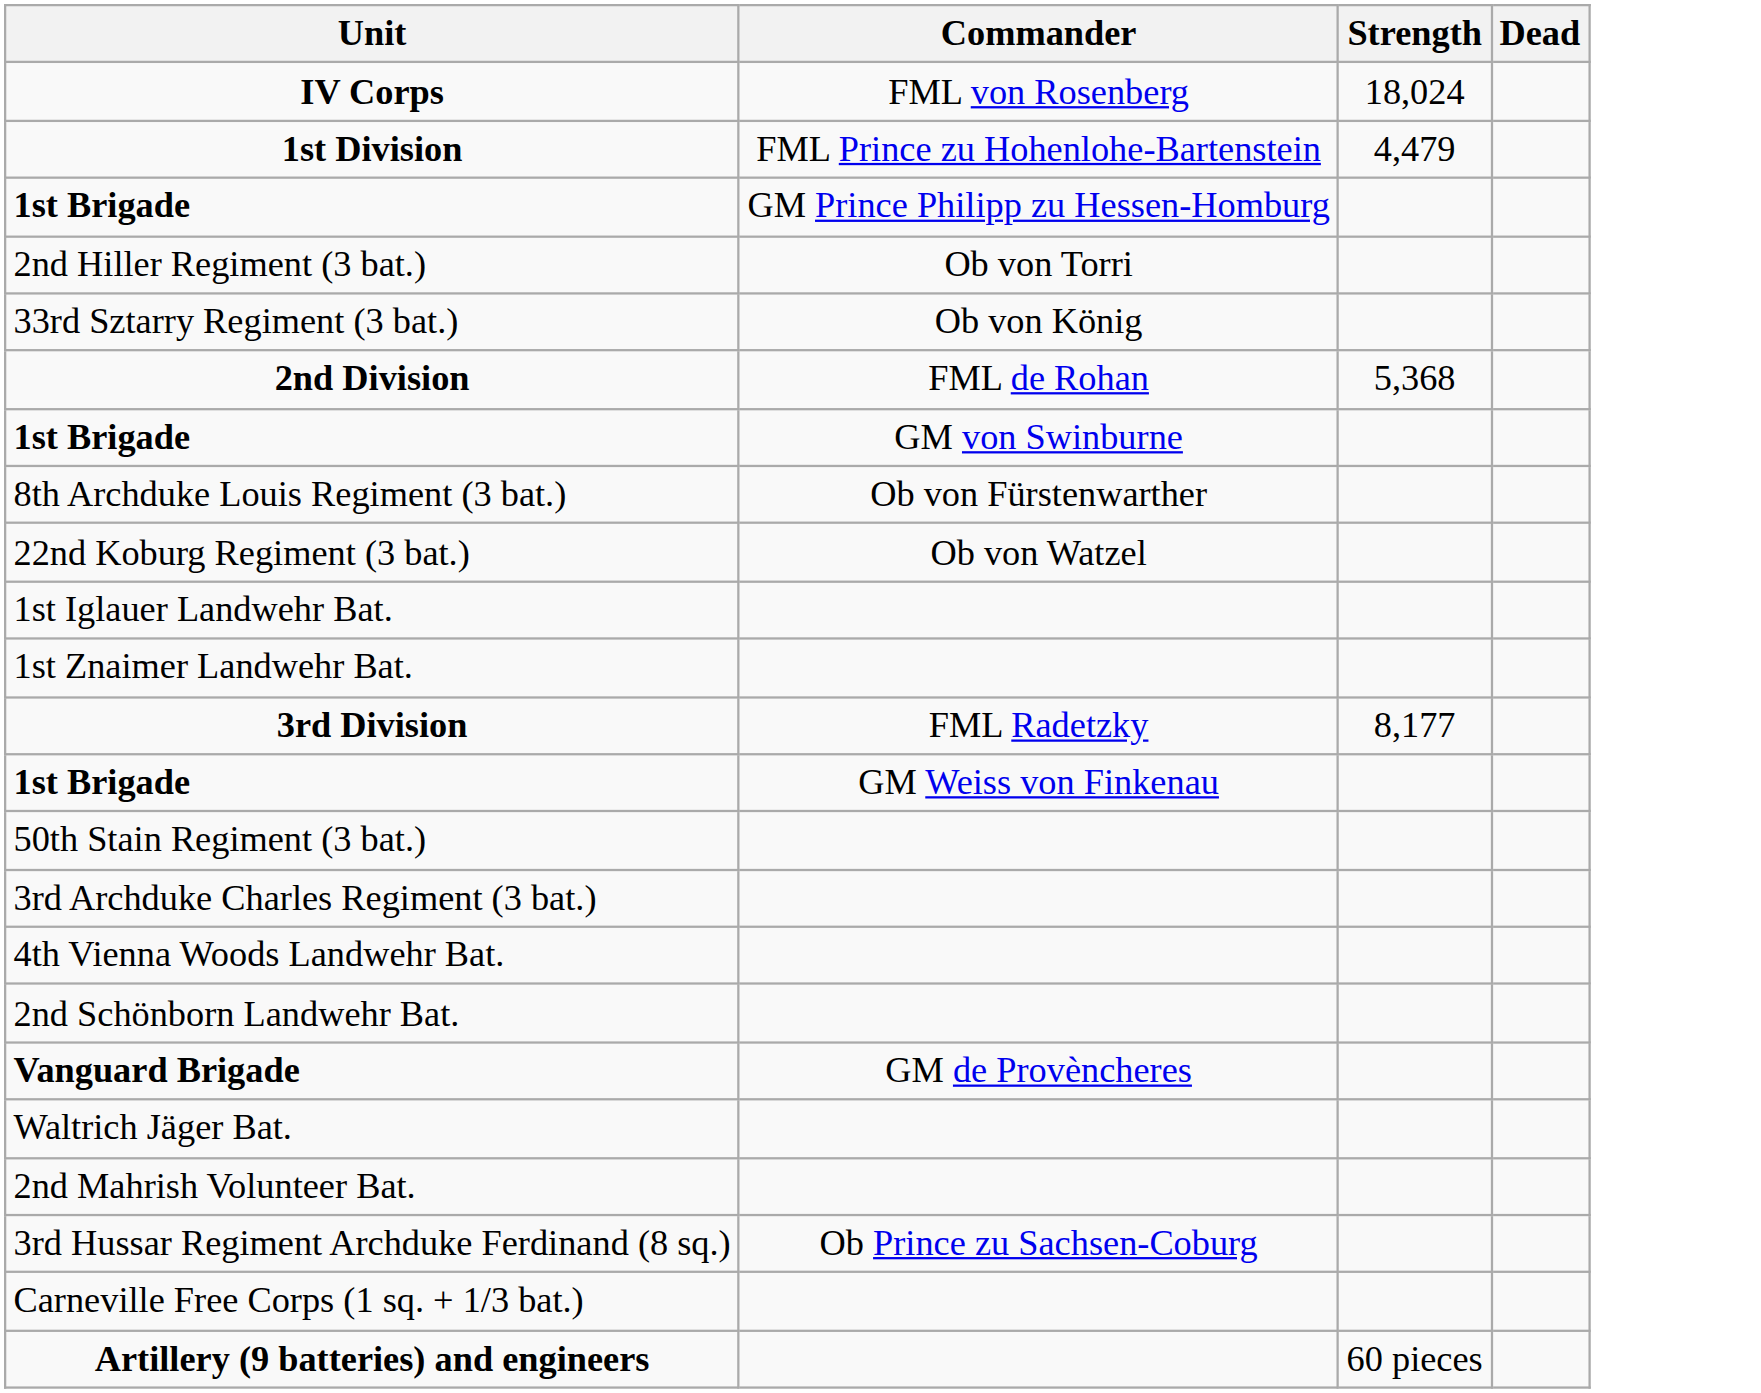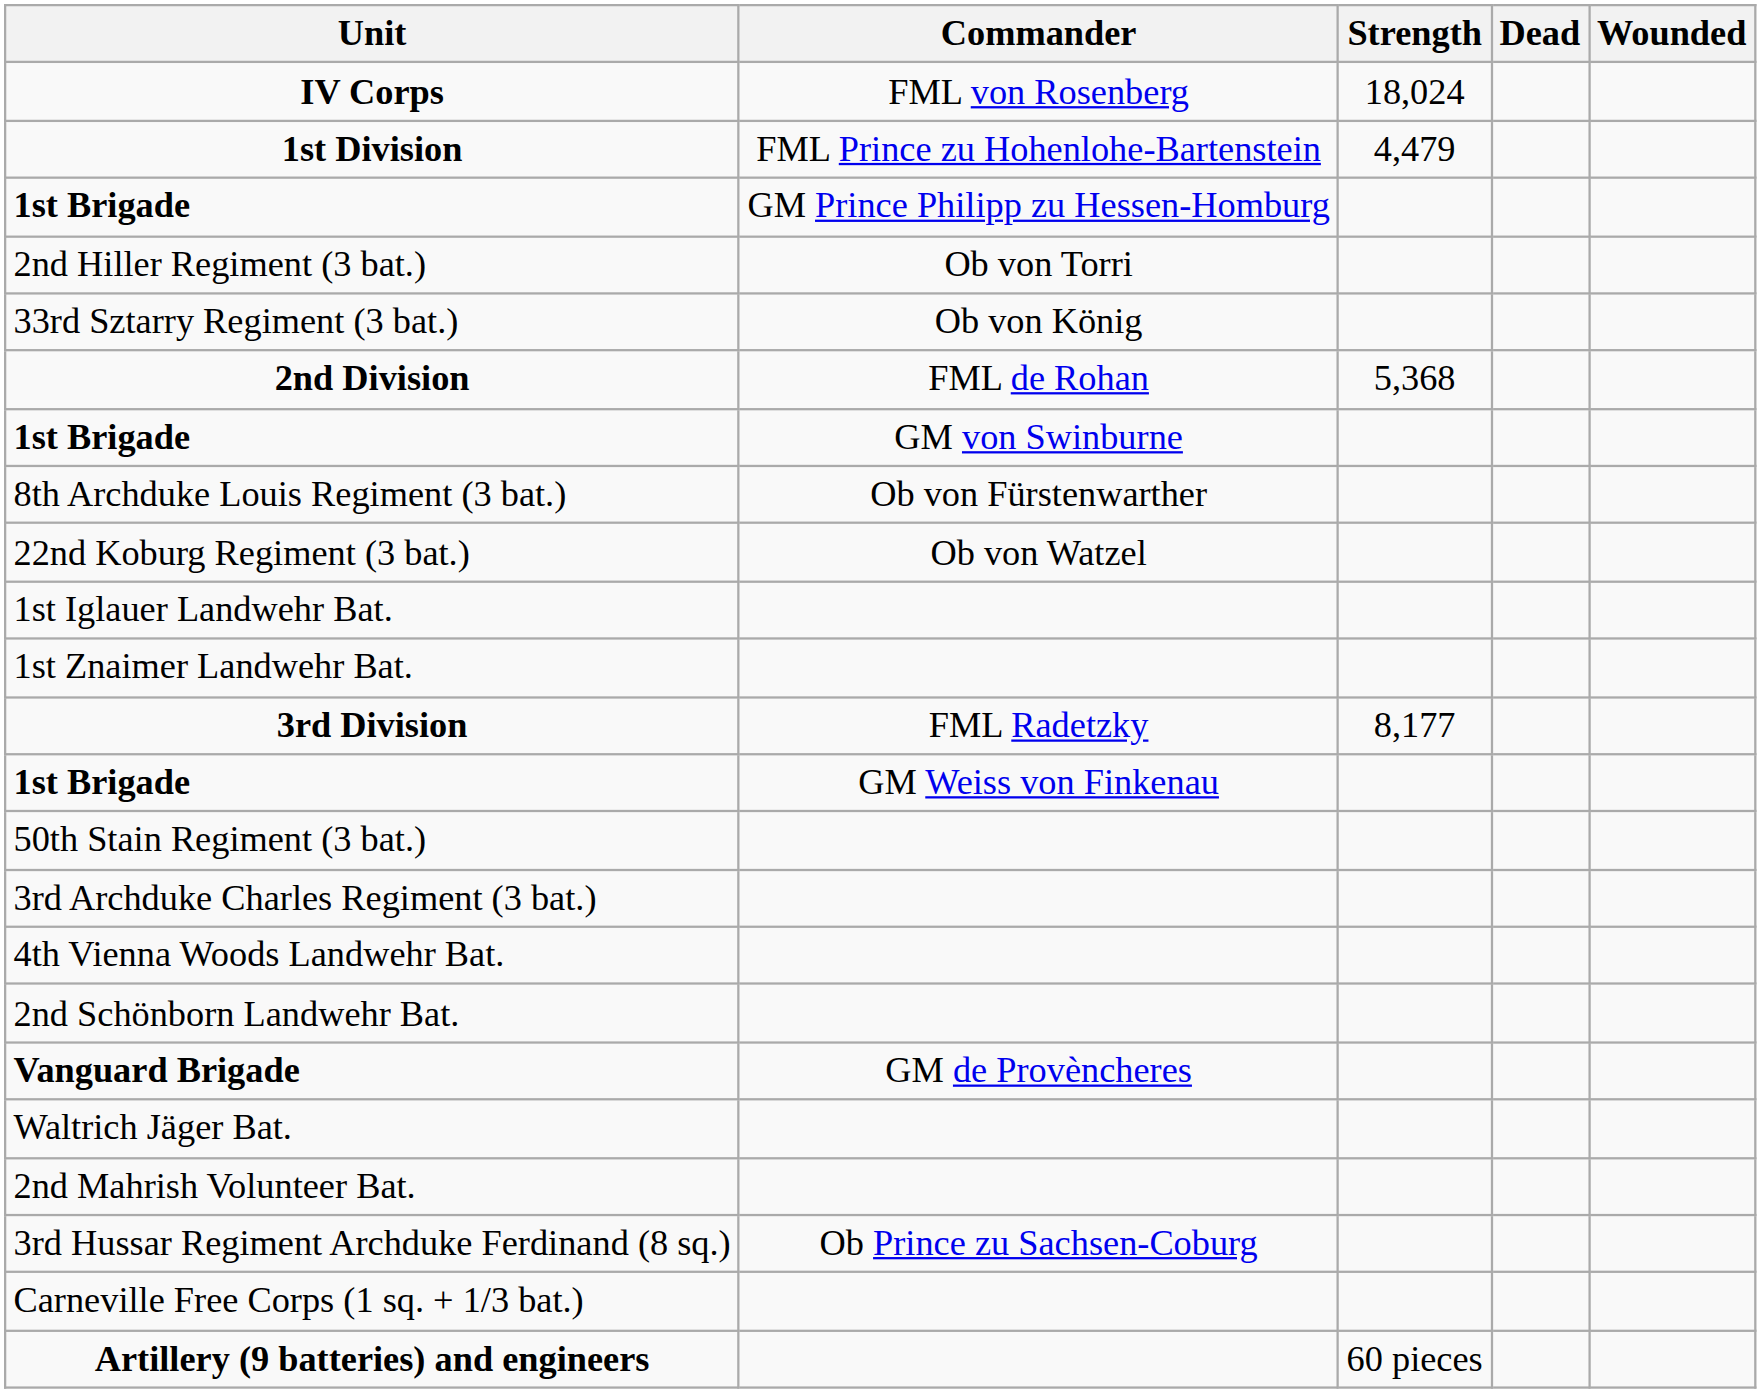+ column: (1672, 33)
